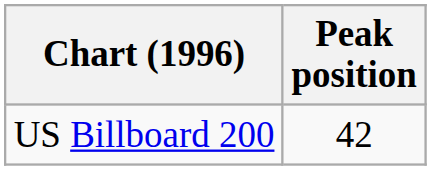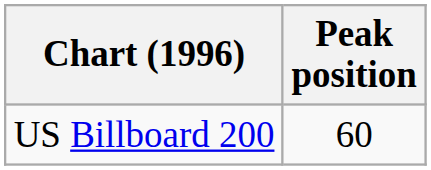(354, 134) 42 -> (354, 134) 60
